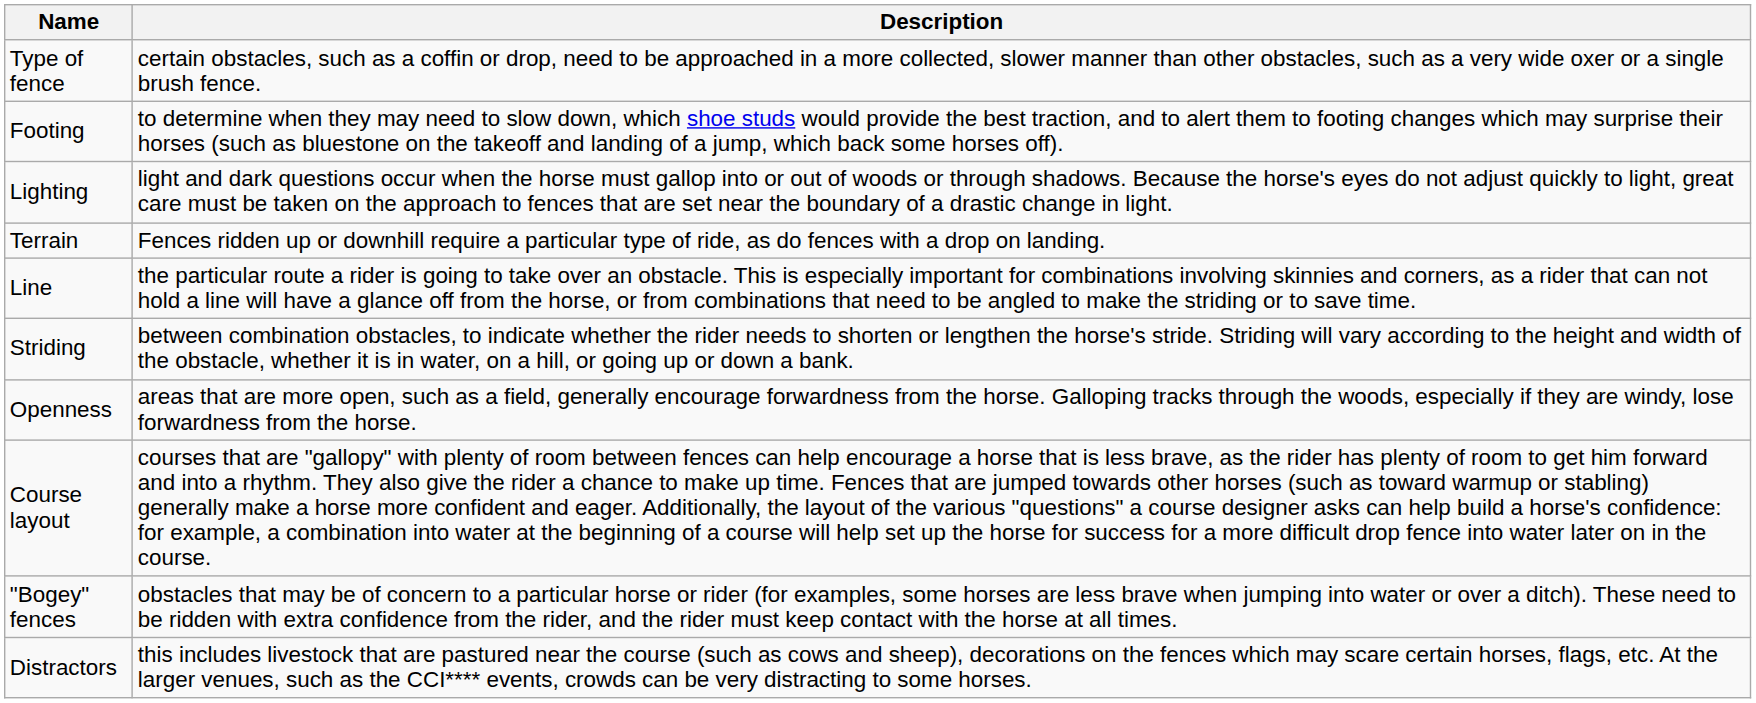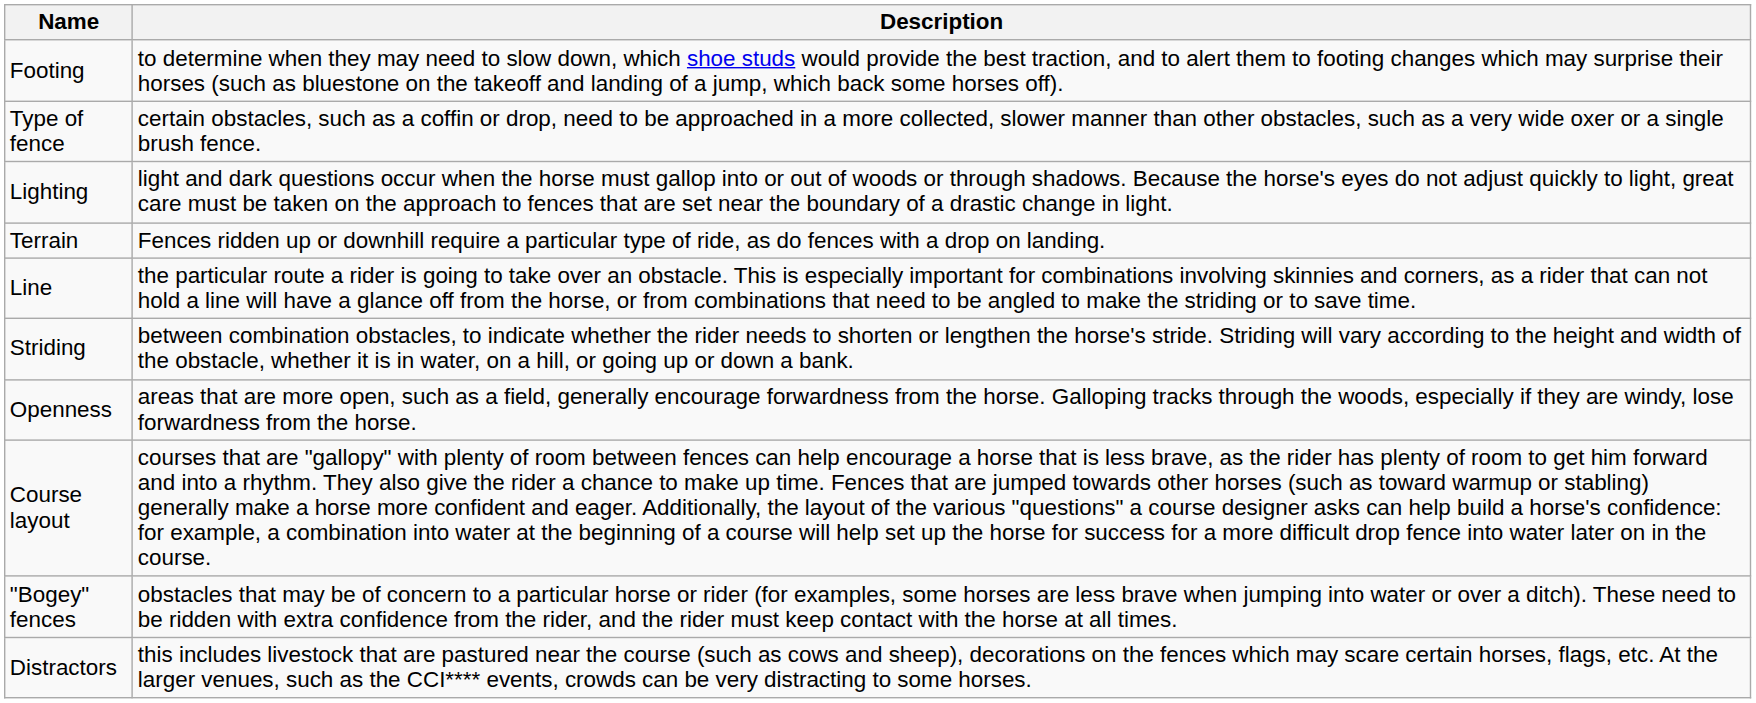rows swapped: (47, 70) <-> (47, 131)
